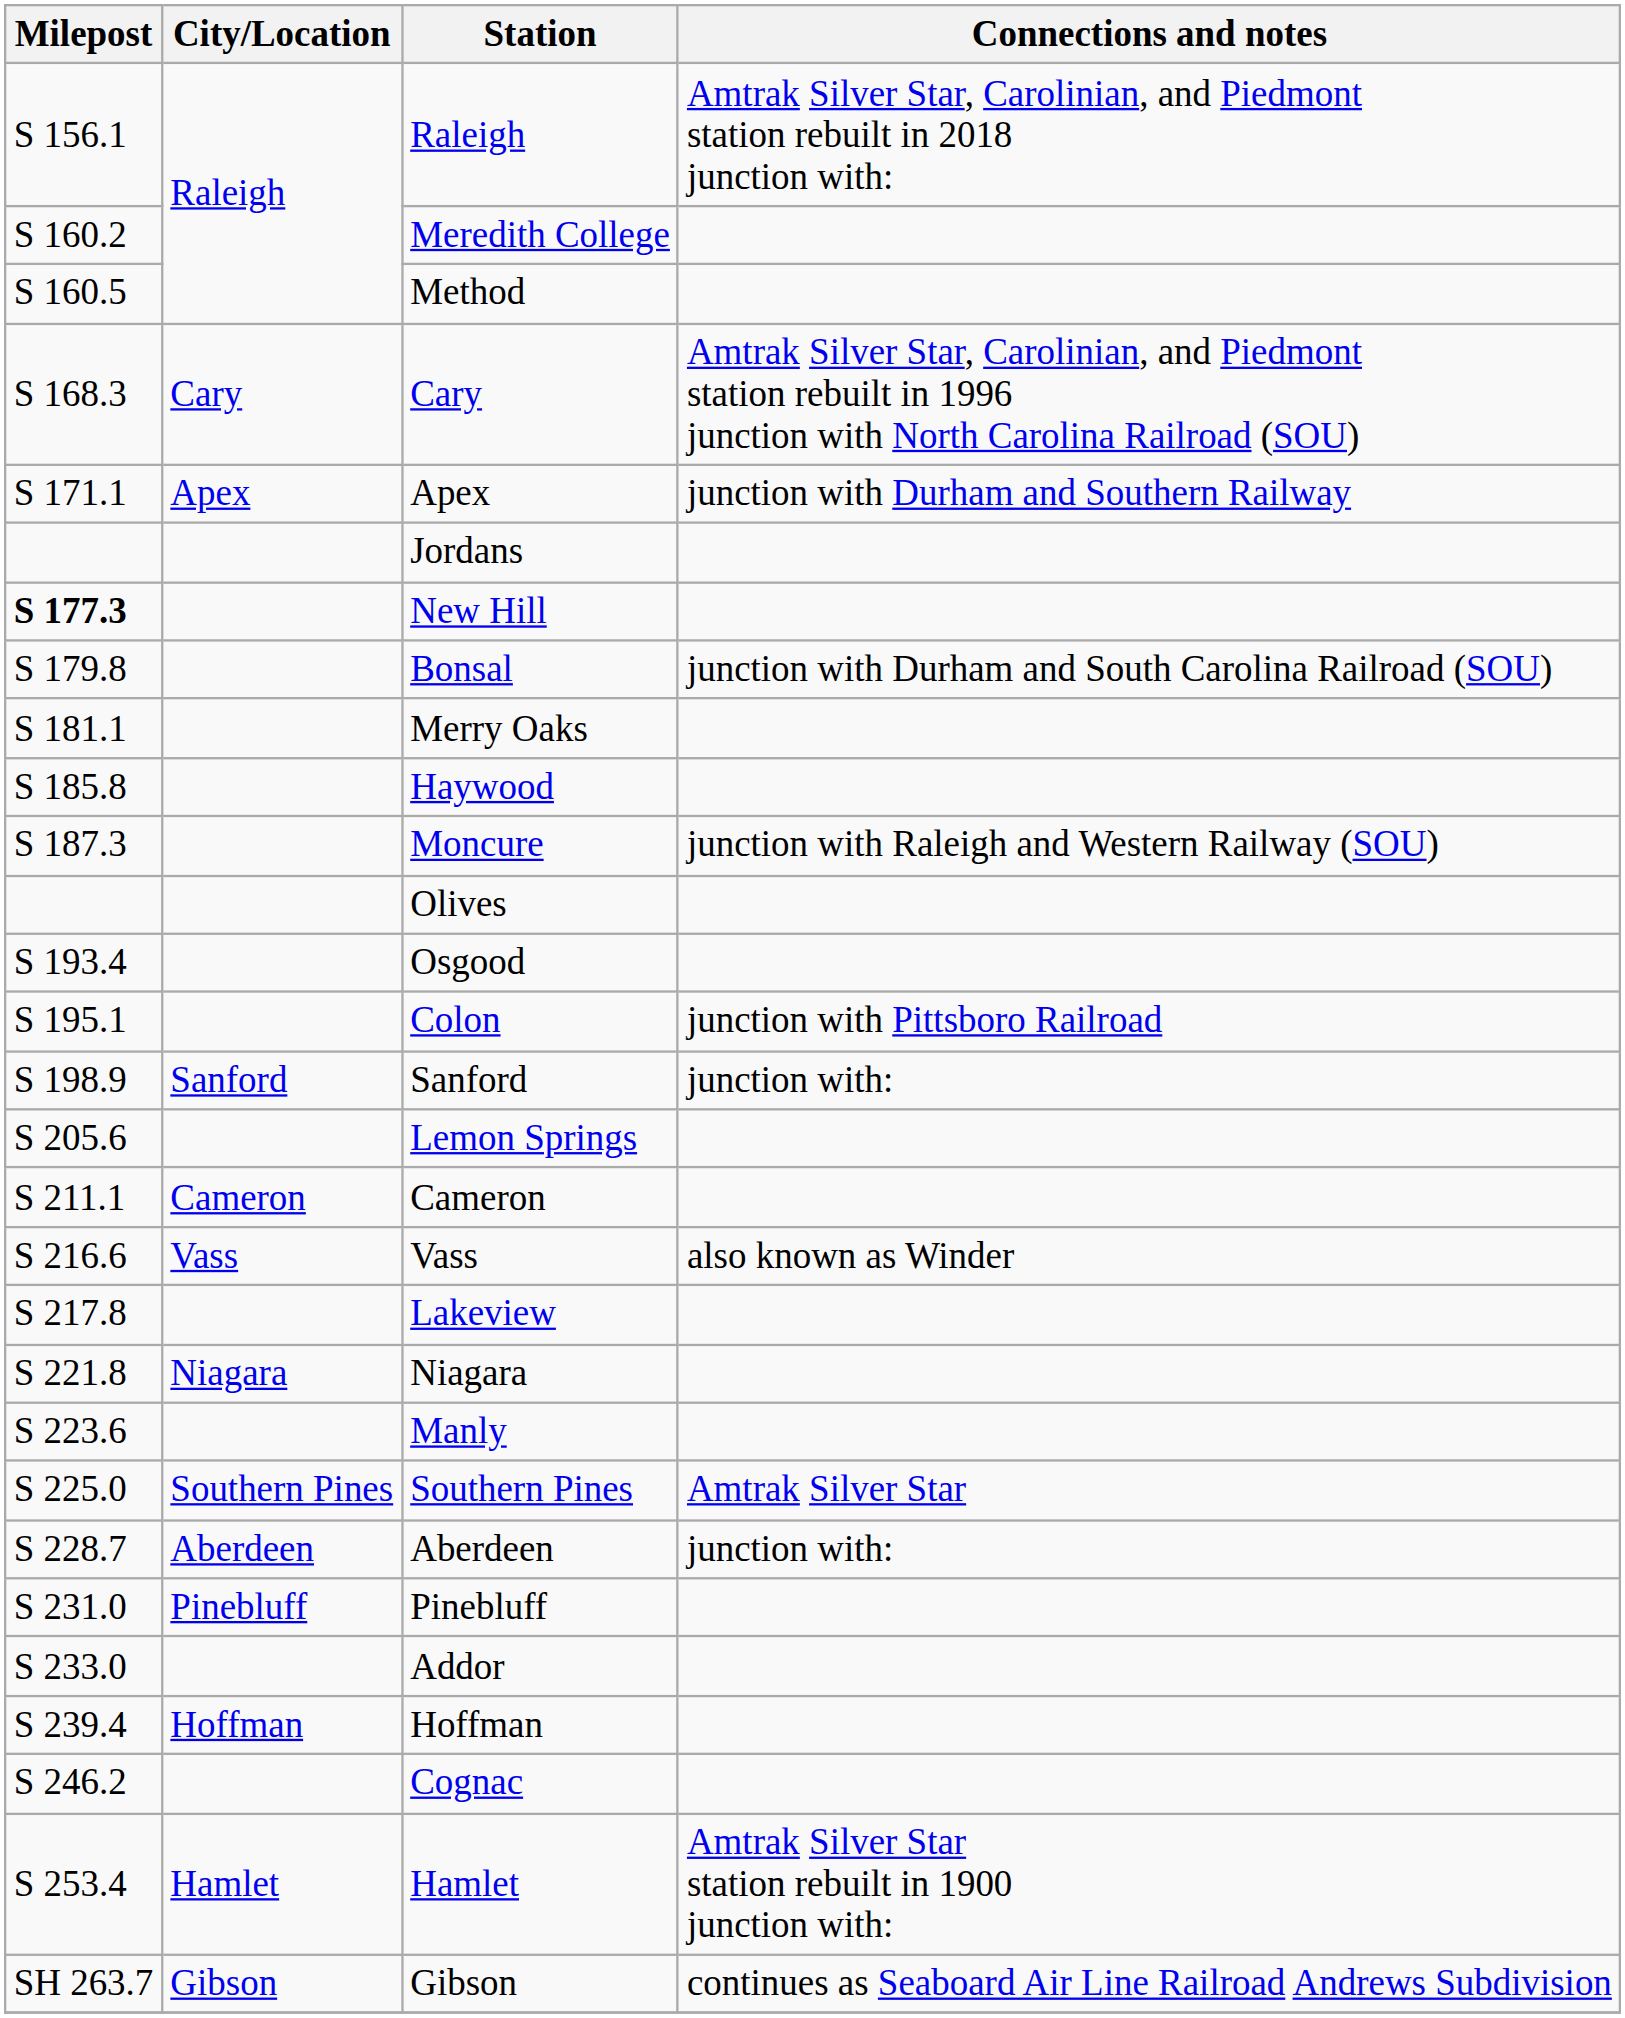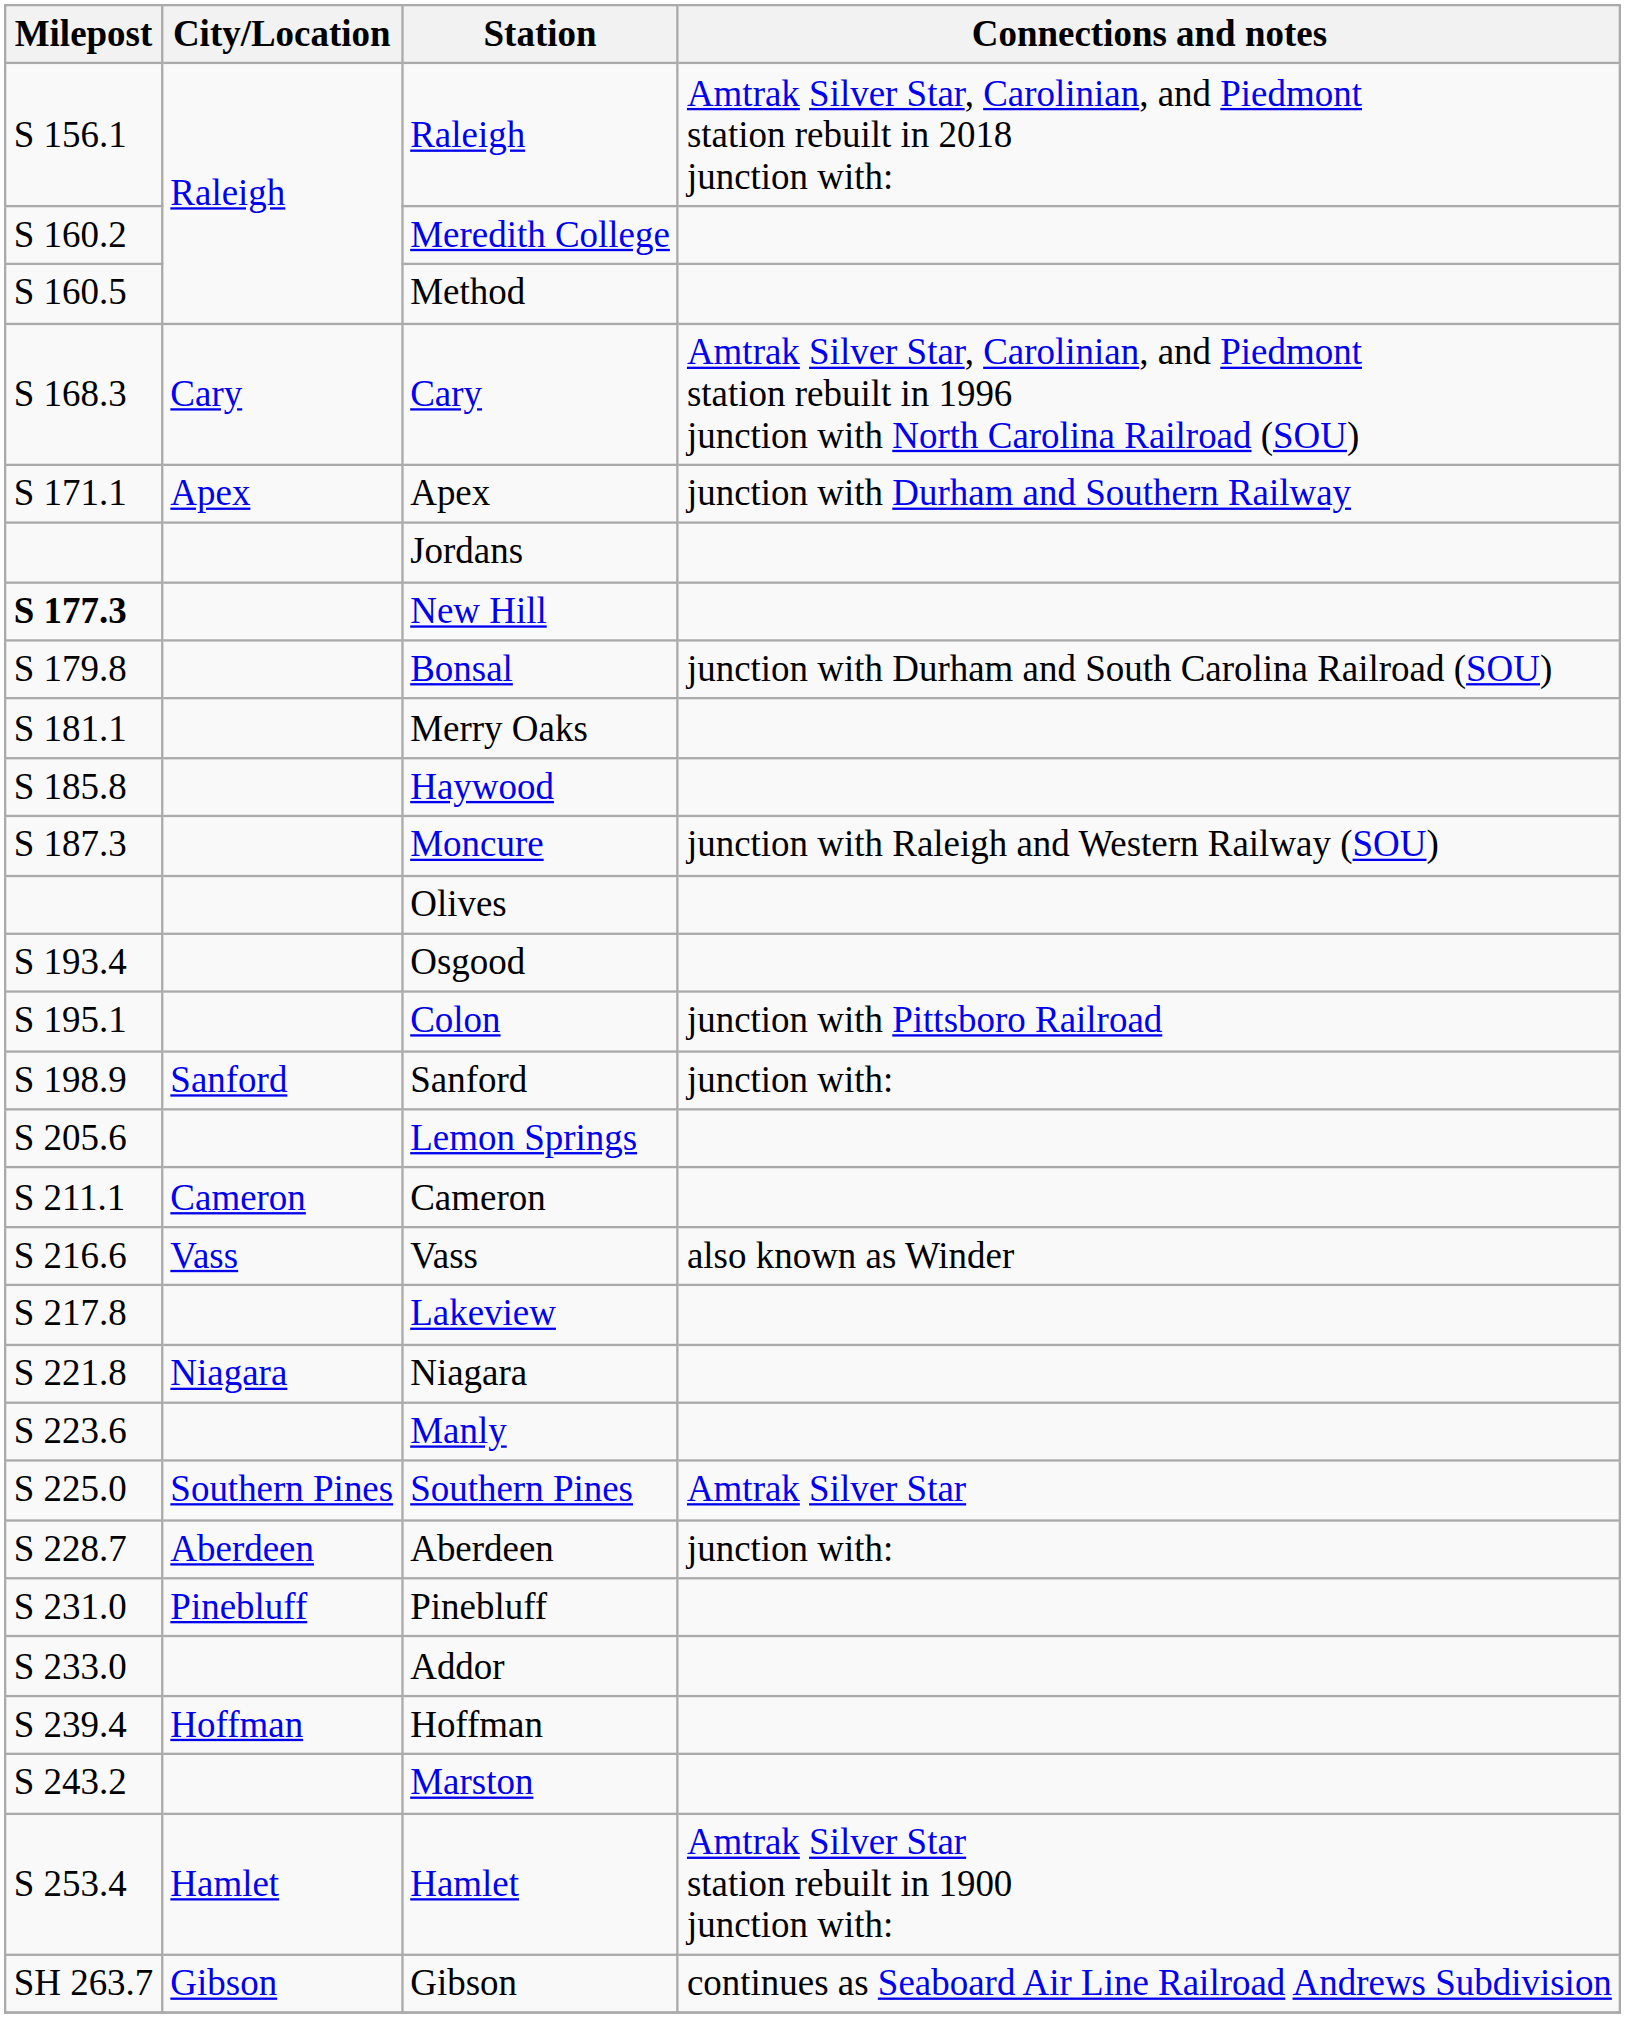+ row: (472, 1782)
- row: (467, 1782)
